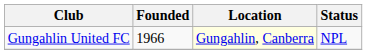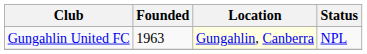(150, 37) 1966 -> (150, 37) 1963
